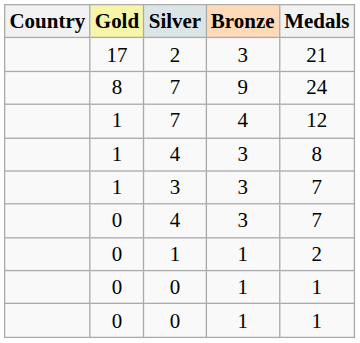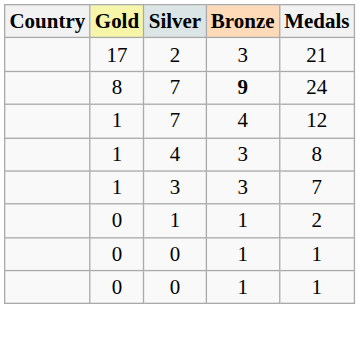(243, 87) normal -> (243, 87) bold
- row: (117, 220)
